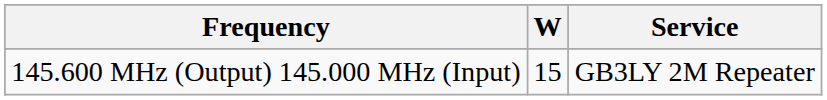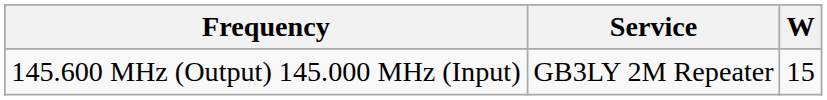columns swapped: (548, 26) <-> (695, 26)
